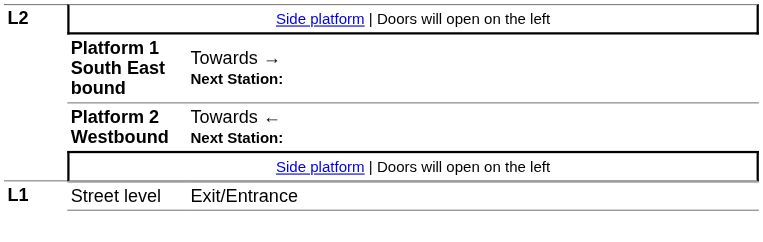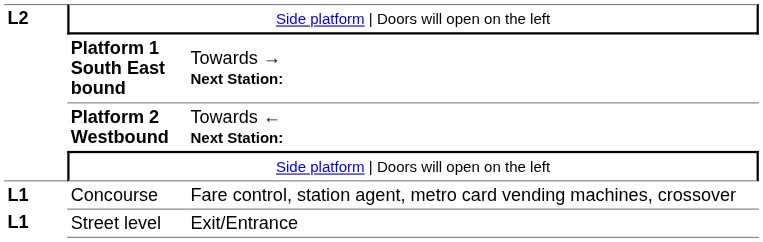+ row: (114, 194)
